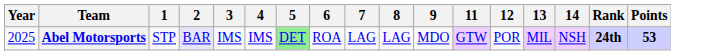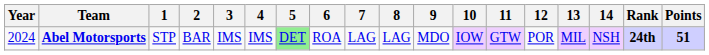+ column: (470, 15)
(21, 38) 2025 -> (21, 38) 2024
(197, 38) lavender background -> (197, 38) no background
(649, 38) 53 -> (683, 38) 51
